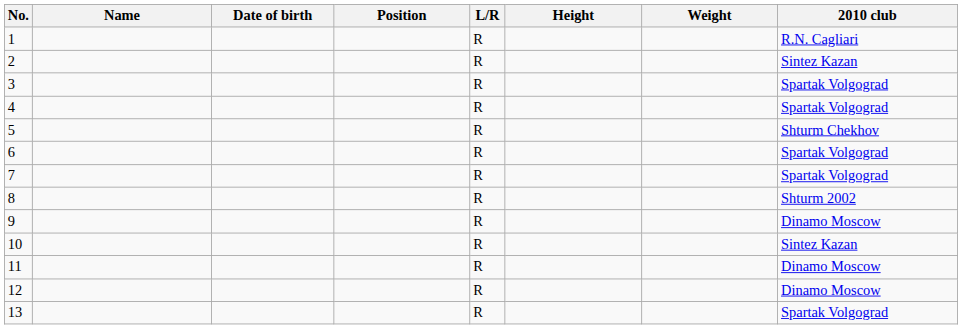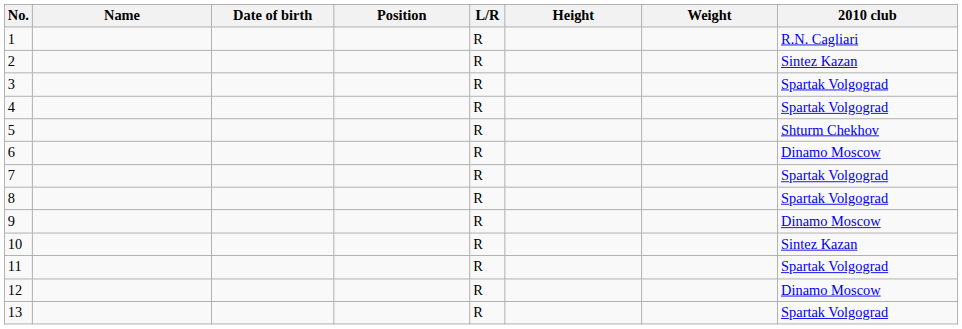(835, 152) Spartak Volgograd -> (831, 152) Dinamo Moscow
(818, 198) Shturm 2002 -> (835, 198) Spartak Volgograd
(831, 267) Dinamo Moscow -> (835, 267) Spartak Volgograd
